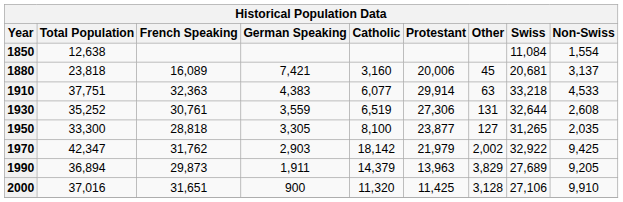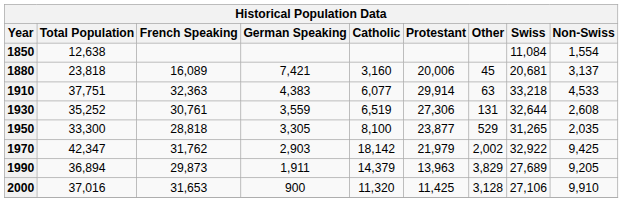(488, 129) 127 -> (488, 129) 529
(189, 187) 31,651 -> (189, 187) 31,653
